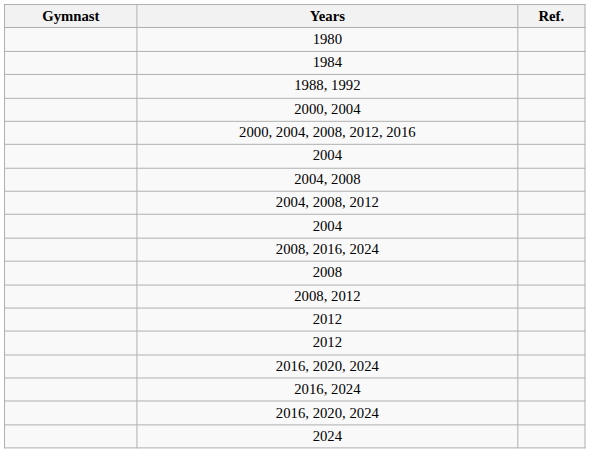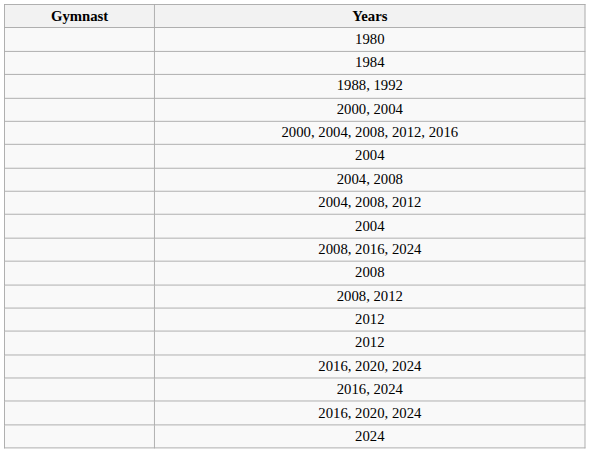- column: (551, 16)
